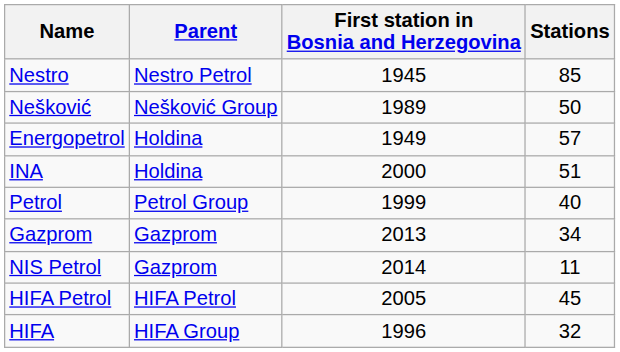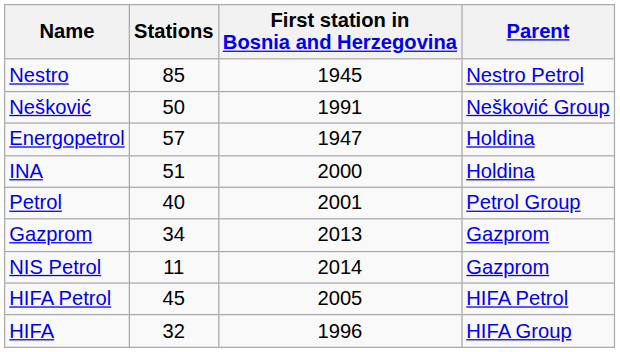columns swapped: (570, 31) <-> (206, 31)
(404, 107) 1989 -> (340, 107) 1991
(404, 139) 1949 -> (340, 139) 1947
(404, 203) 1999 -> (340, 203) 2001
